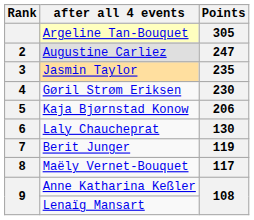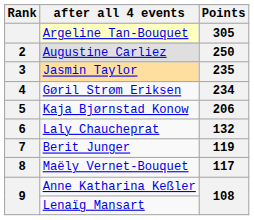(224, 52) 247 -> (224, 52) 250
(224, 91) 230 -> (224, 91) 234
(224, 129) 130 -> (224, 129) 132
